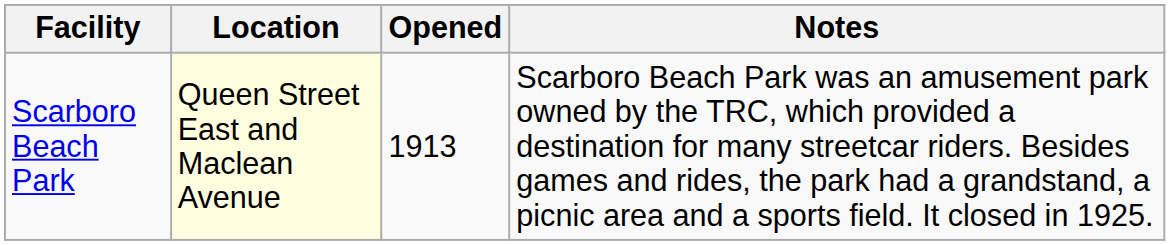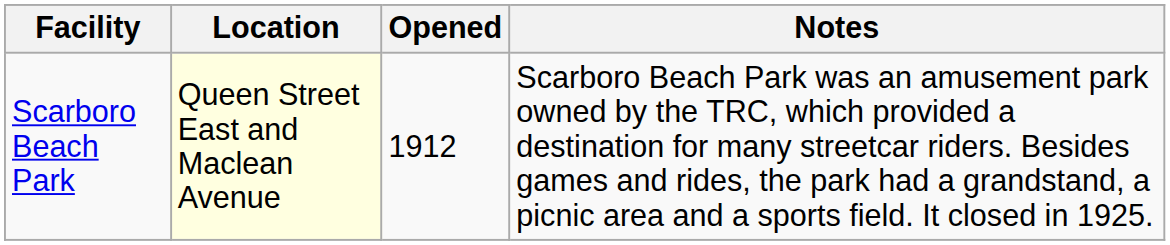(422, 145) 1913 -> (422, 145) 1912
